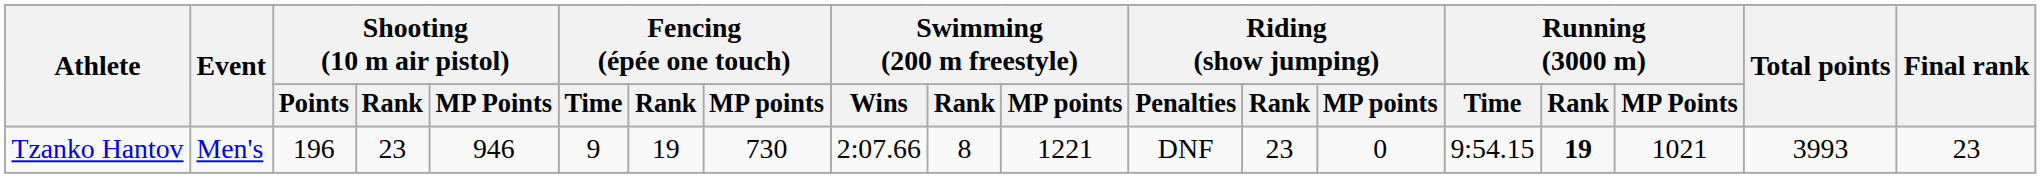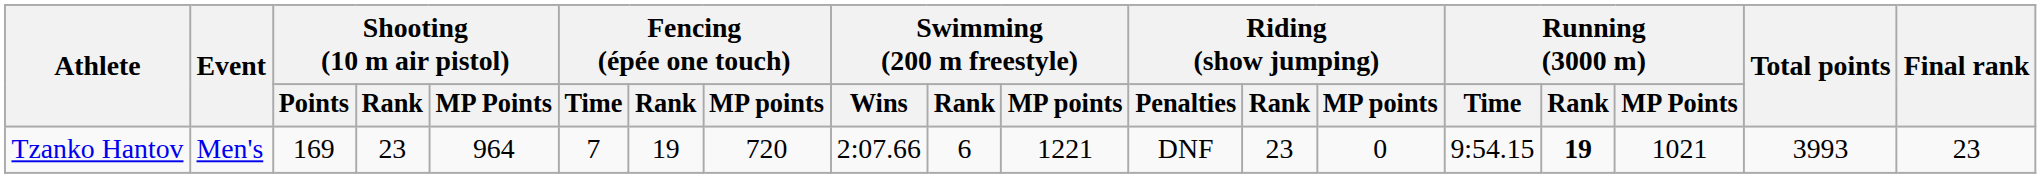(314, 149) 196 -> (314, 149) 169
(494, 149) 946 -> (494, 149) 964
(593, 149) 9 -> (593, 149) 7
(767, 149) 730 -> (767, 149) 720
(964, 149) 8 -> (964, 149) 6
